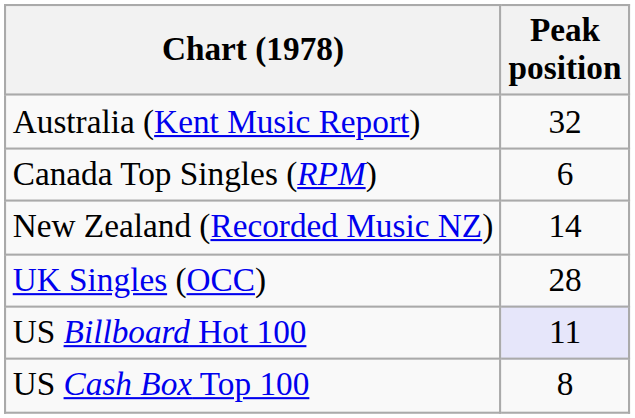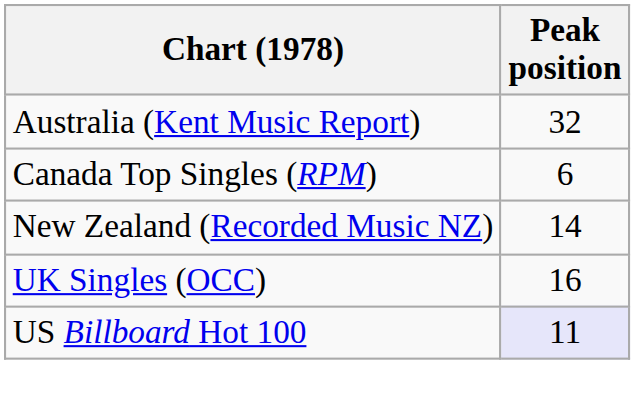(565, 279) 28 -> (565, 279) 16
- row: (161, 385)
